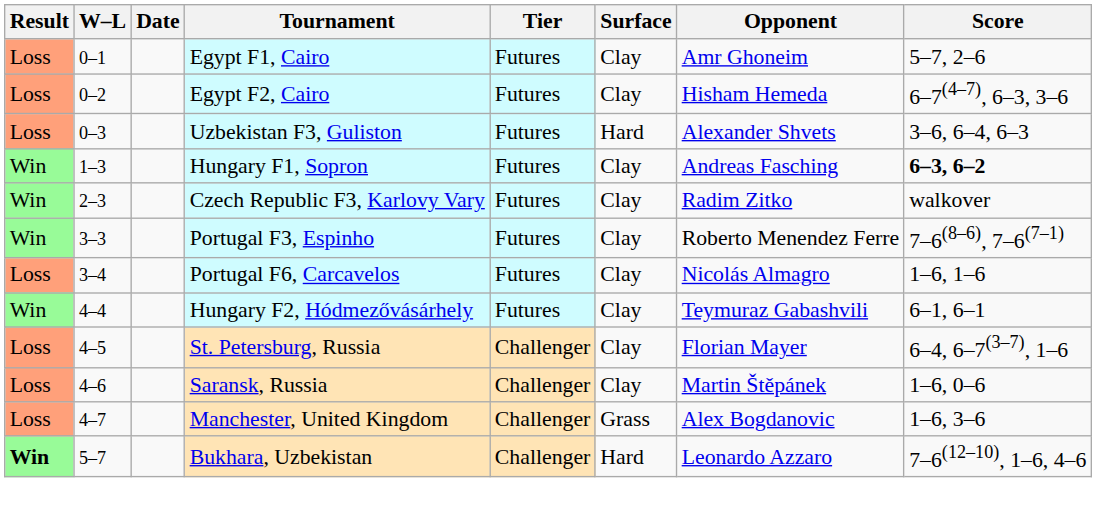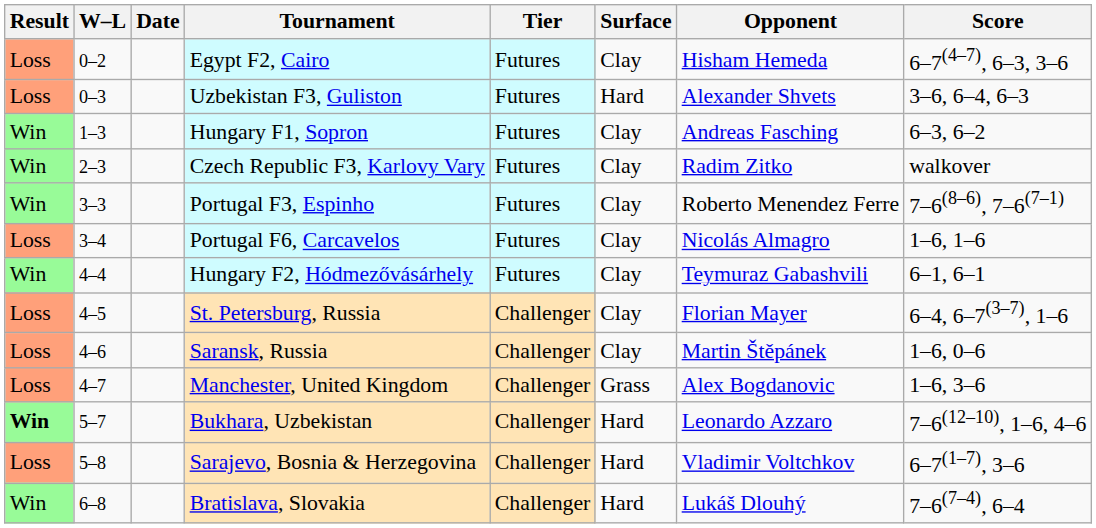- row: (259, 56)
(947, 165) bold -> (947, 131) normal
+ row: (333, 462)
+ row: (277, 502)
